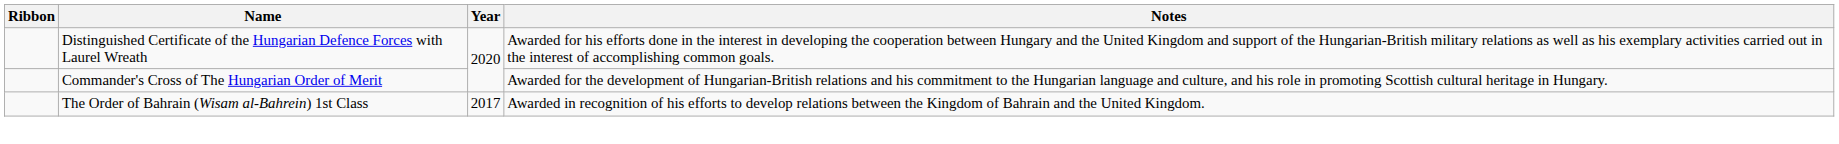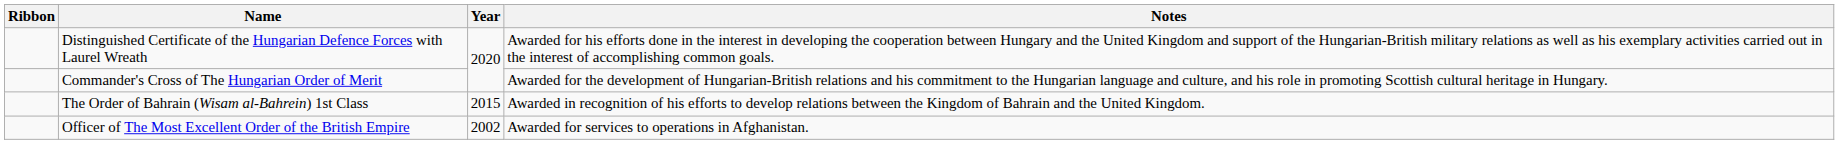(486, 103) 2017 -> (486, 103) 2015
+ row: (236, 127)
